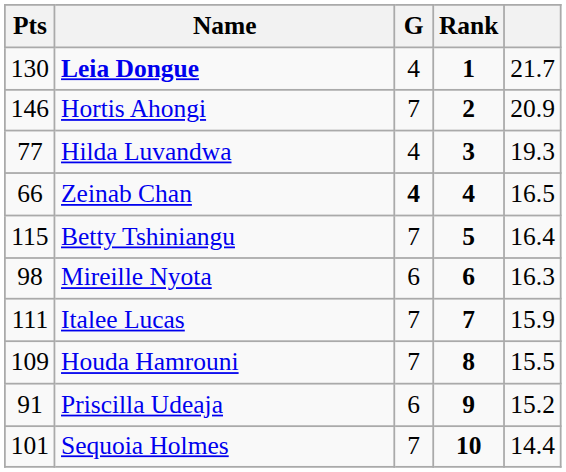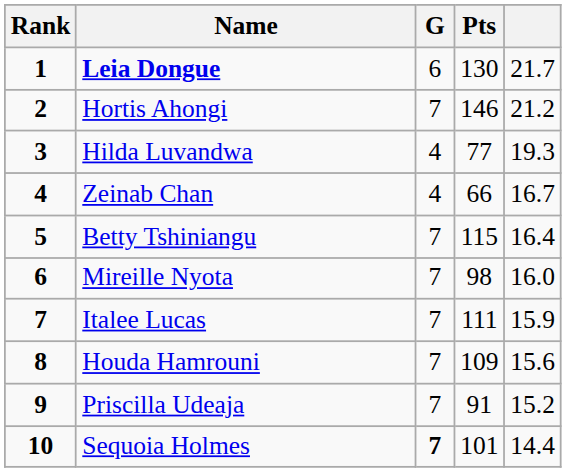columns swapped: (469, 25) <-> (30, 25)
(414, 67) 4 -> (435, 67) 6
(533, 109) 20.9 -> (533, 109) 21.2
(414, 194) bold -> (435, 194) normal
(533, 194) 16.5 -> (533, 194) 16.7
(414, 278) 6 -> (435, 278) 7
(533, 278) 16.3 -> (533, 278) 16.0
(533, 362) 15.5 -> (533, 362) 15.6
(414, 404) 6 -> (435, 404) 7
(414, 446) normal -> (435, 446) bold
